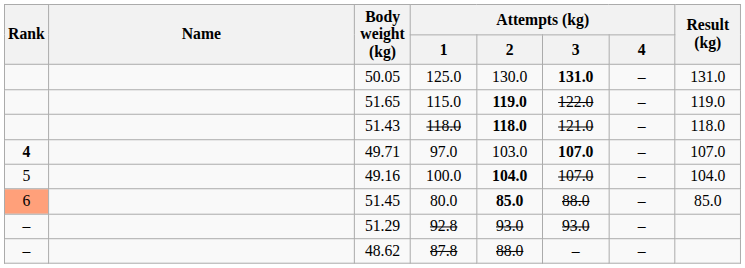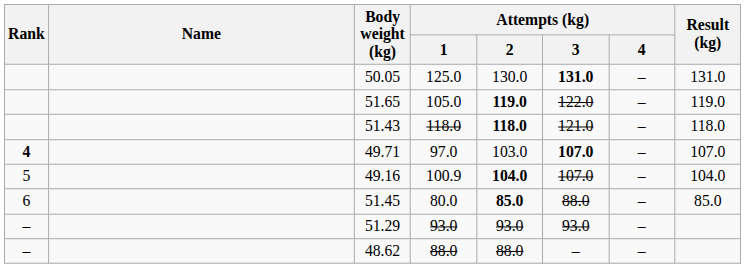(444, 101) 115.0 -> (444, 101) 105.0
(444, 176) 100.0 -> (444, 176) 100.9
(26, 201) lightsalmon background -> (26, 201) no background
(444, 226) 92.8 -> (444, 226) 93.0
(444, 251) 87.8 -> (444, 251) 88.0
